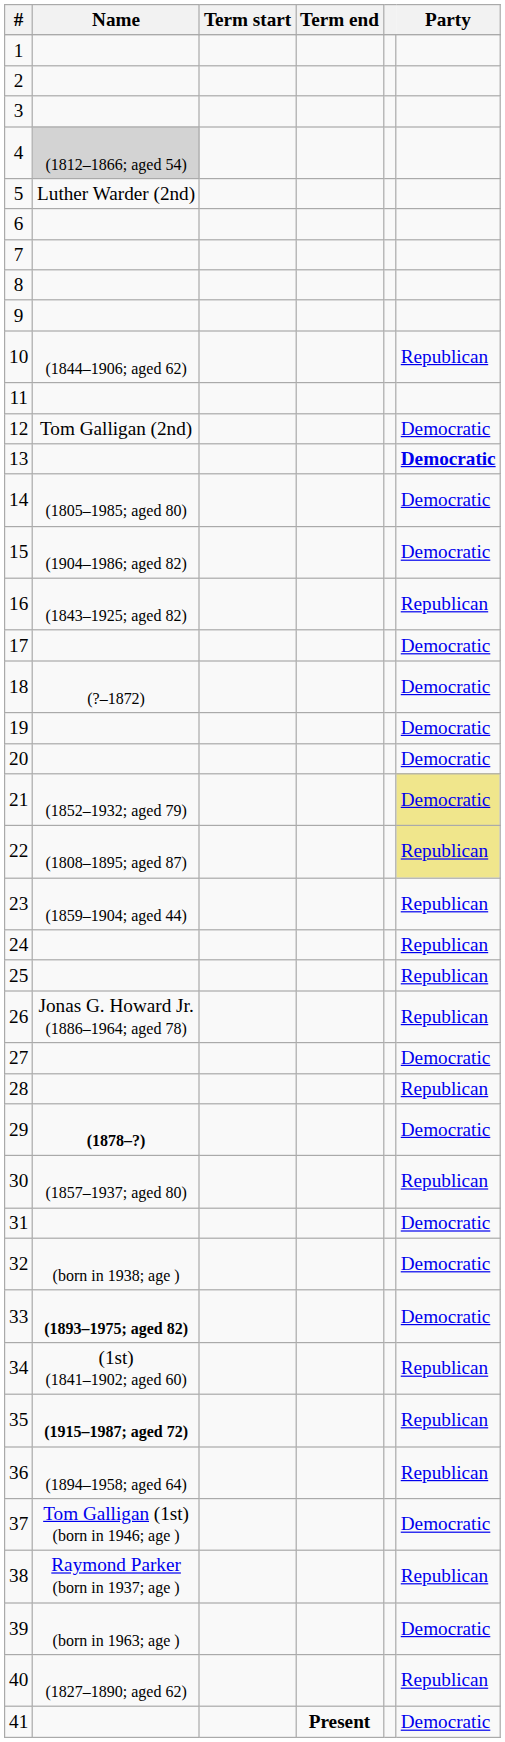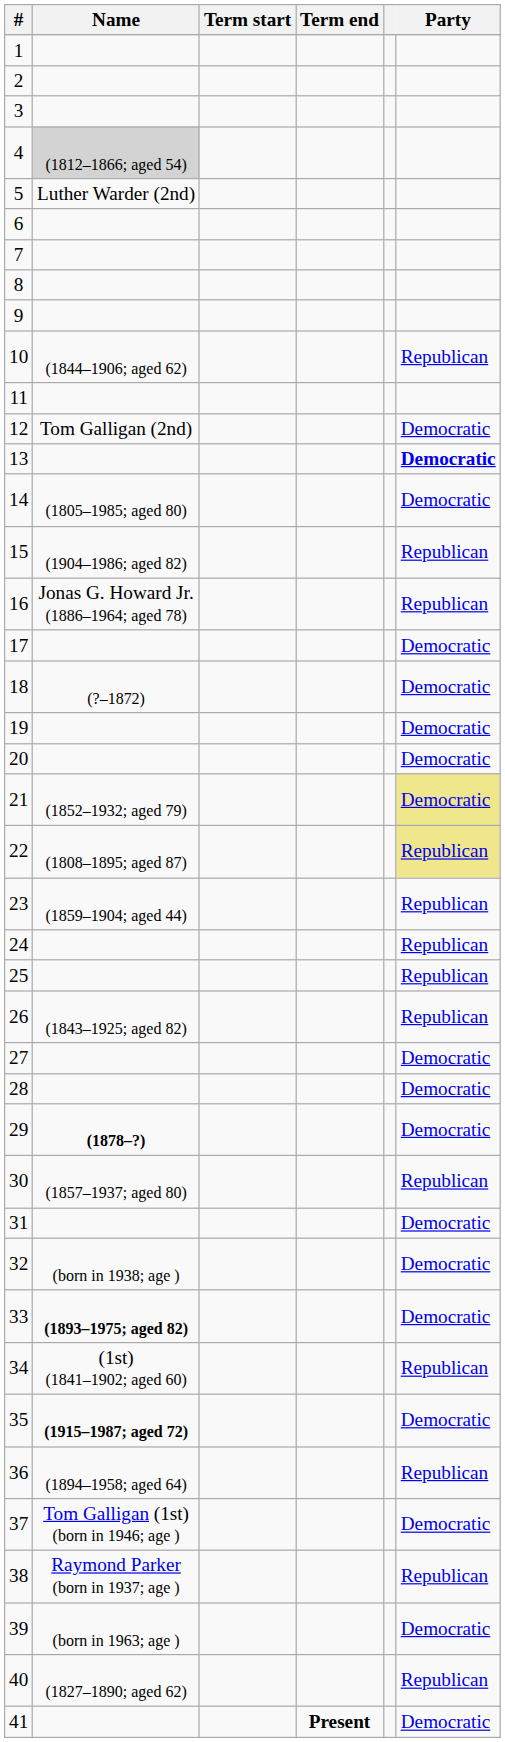(446, 552) Democratic -> (444, 552) Republican
(116, 616) (1843–1925; aged 82) -> (116, 604) Jonas G. Howard Jr. (1886–1964; aged 78)
(116, 1016) Jonas G. Howard Jr. (1886–1964; aged 78) -> (116, 1028) (1843–1925; aged 82)
(444, 1088) Republican -> (446, 1088) Democratic
(444, 1420) Republican -> (446, 1420) Democratic
